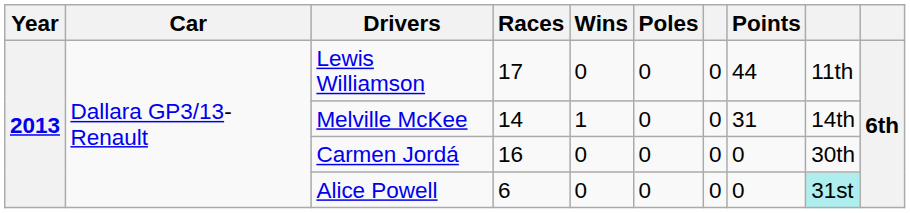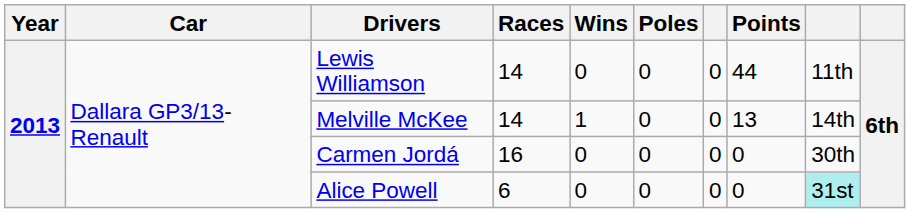(510, 71) 17 -> (510, 71) 14
(744, 119) 31 -> (744, 119) 13
